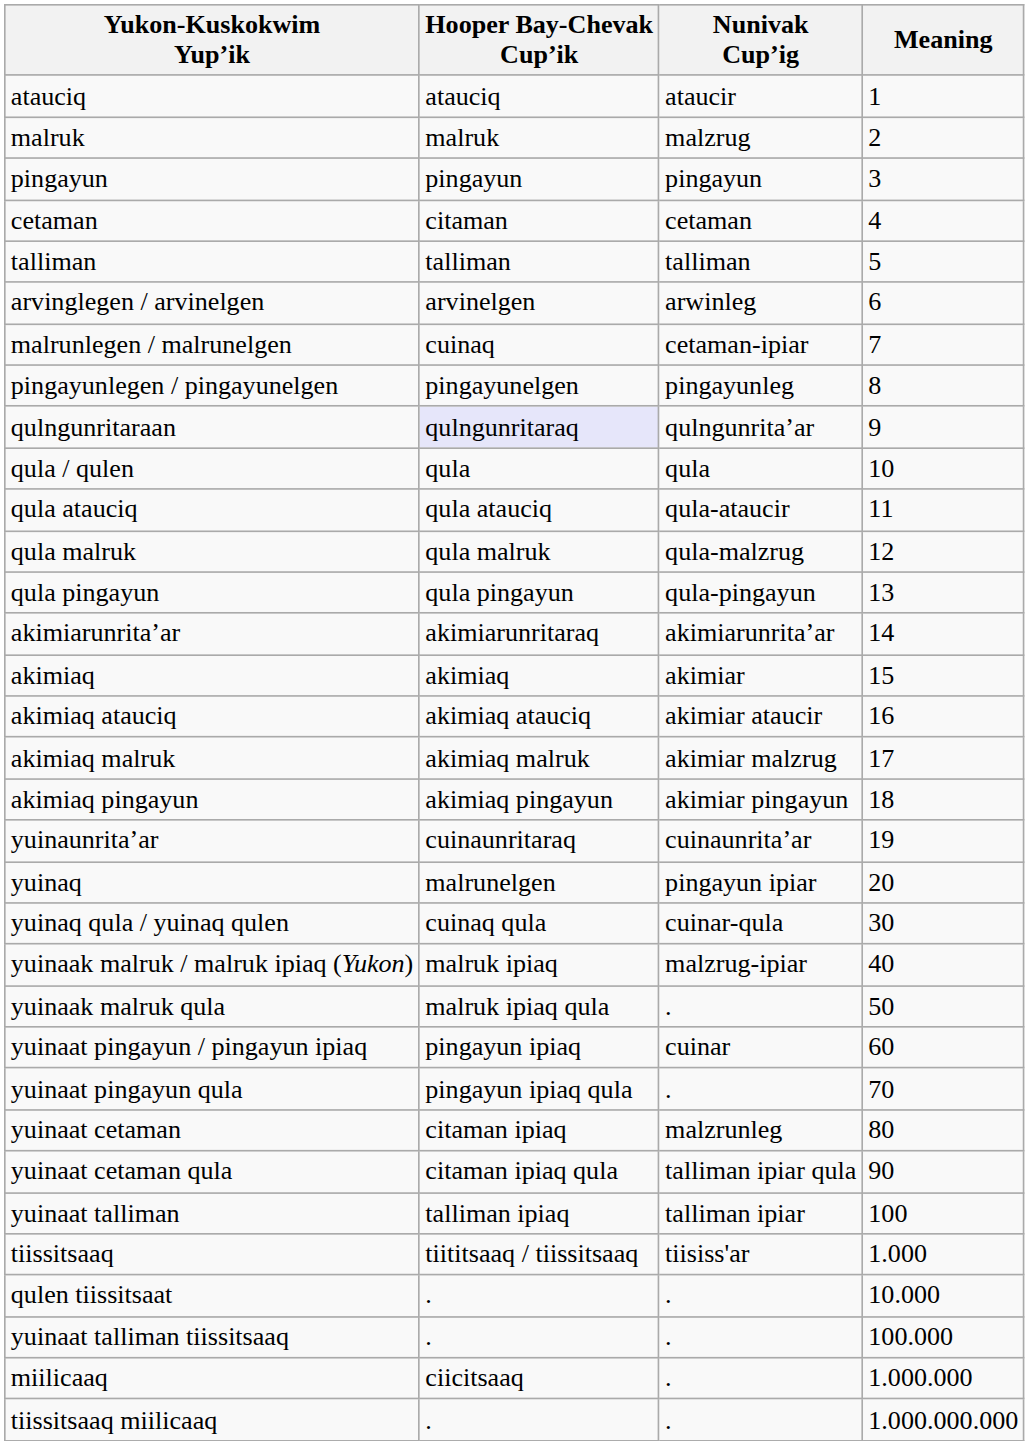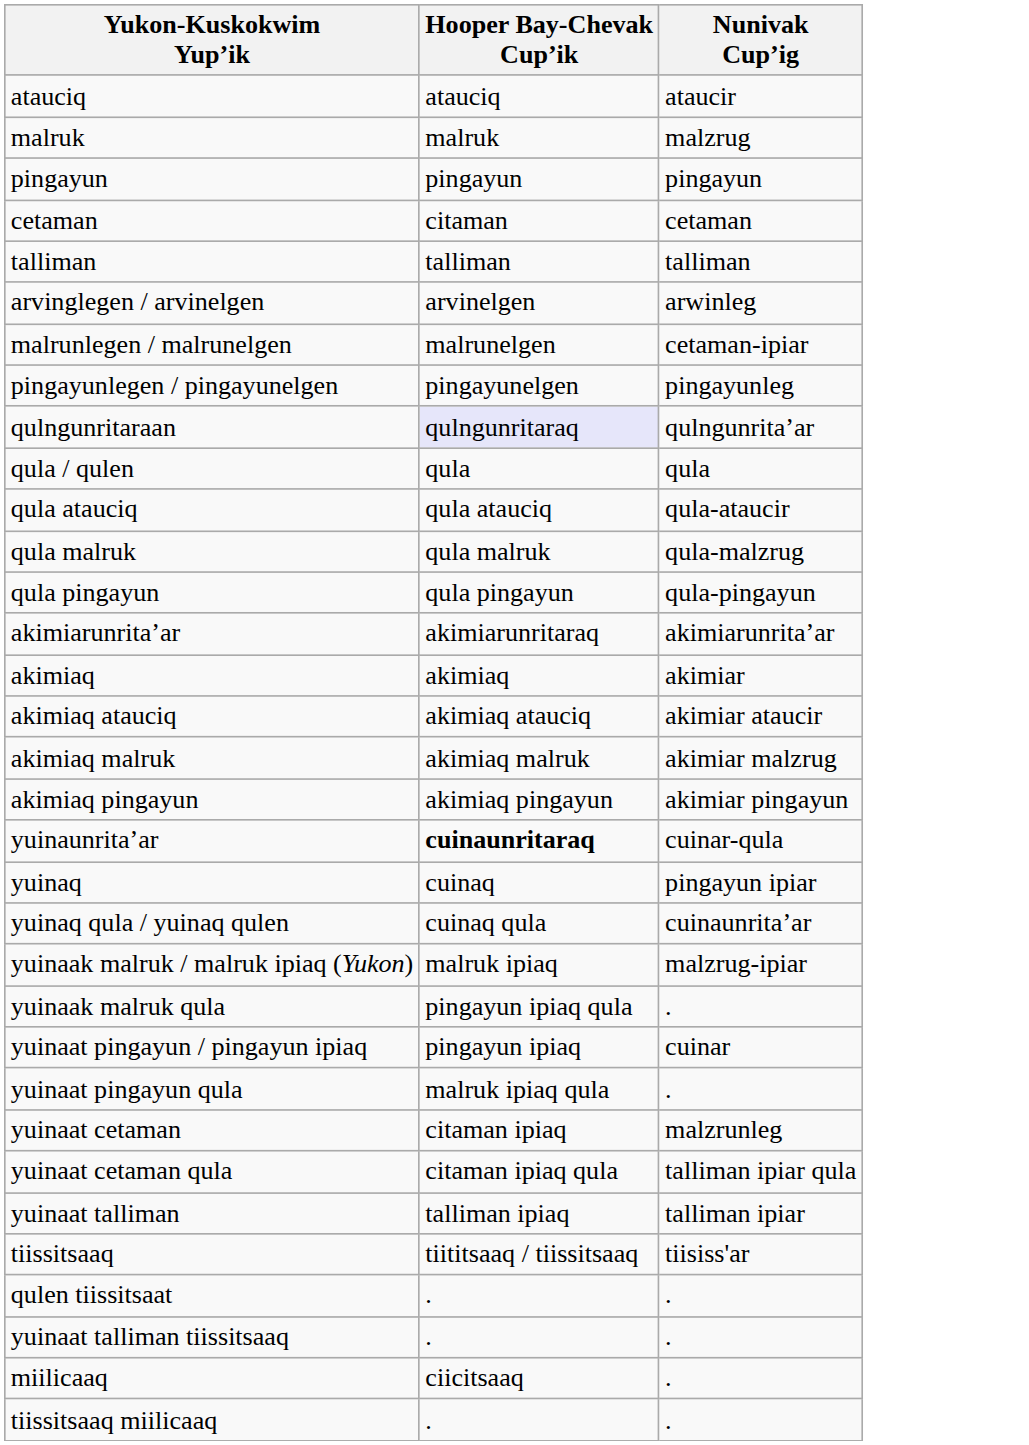- column: (943, 39)
(460, 344) cuinaq -> (491, 344) malrunelgen
(501, 840) normal -> (510, 840) bold
(738, 840) cuinaunrita’ar -> (724, 840) cuinar-qula
(491, 881) malrunelgen -> (460, 881) cuinaq
(724, 923) cuinar-qula -> (738, 923) cuinaunrita’ar
(517, 1005) malruk ipiaq qula -> (529, 1005) pingayun ipiaq qula
(529, 1088) pingayun ipiaq qula -> (517, 1088) malruk ipiaq qula
